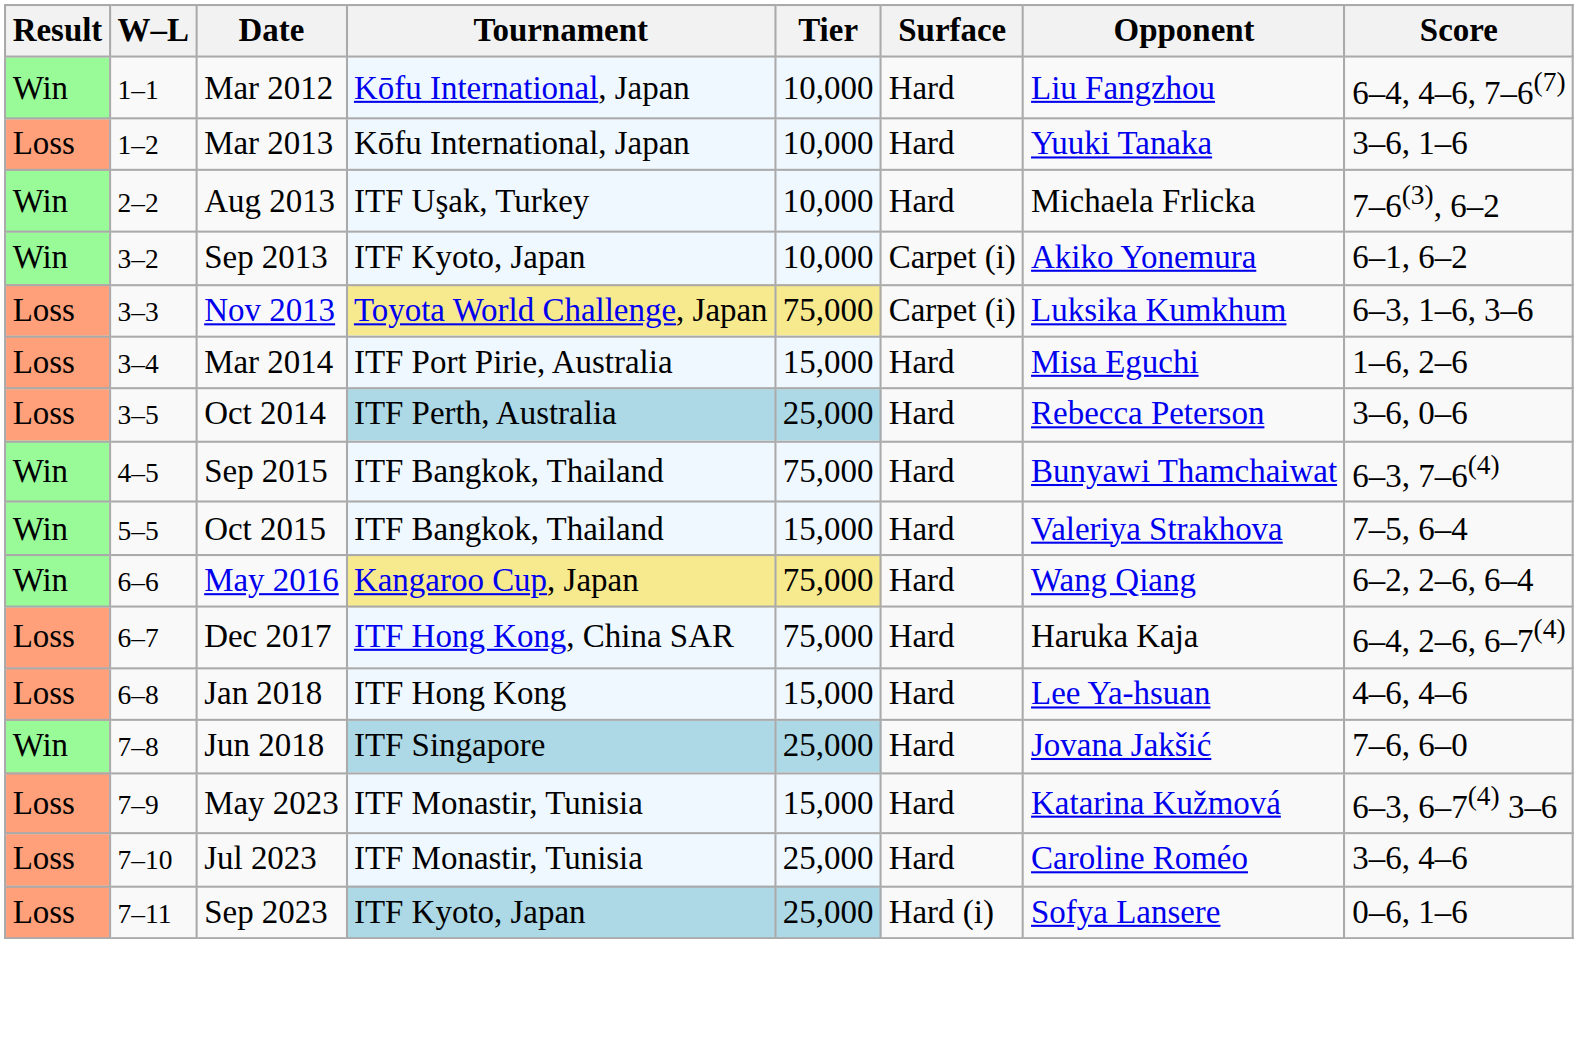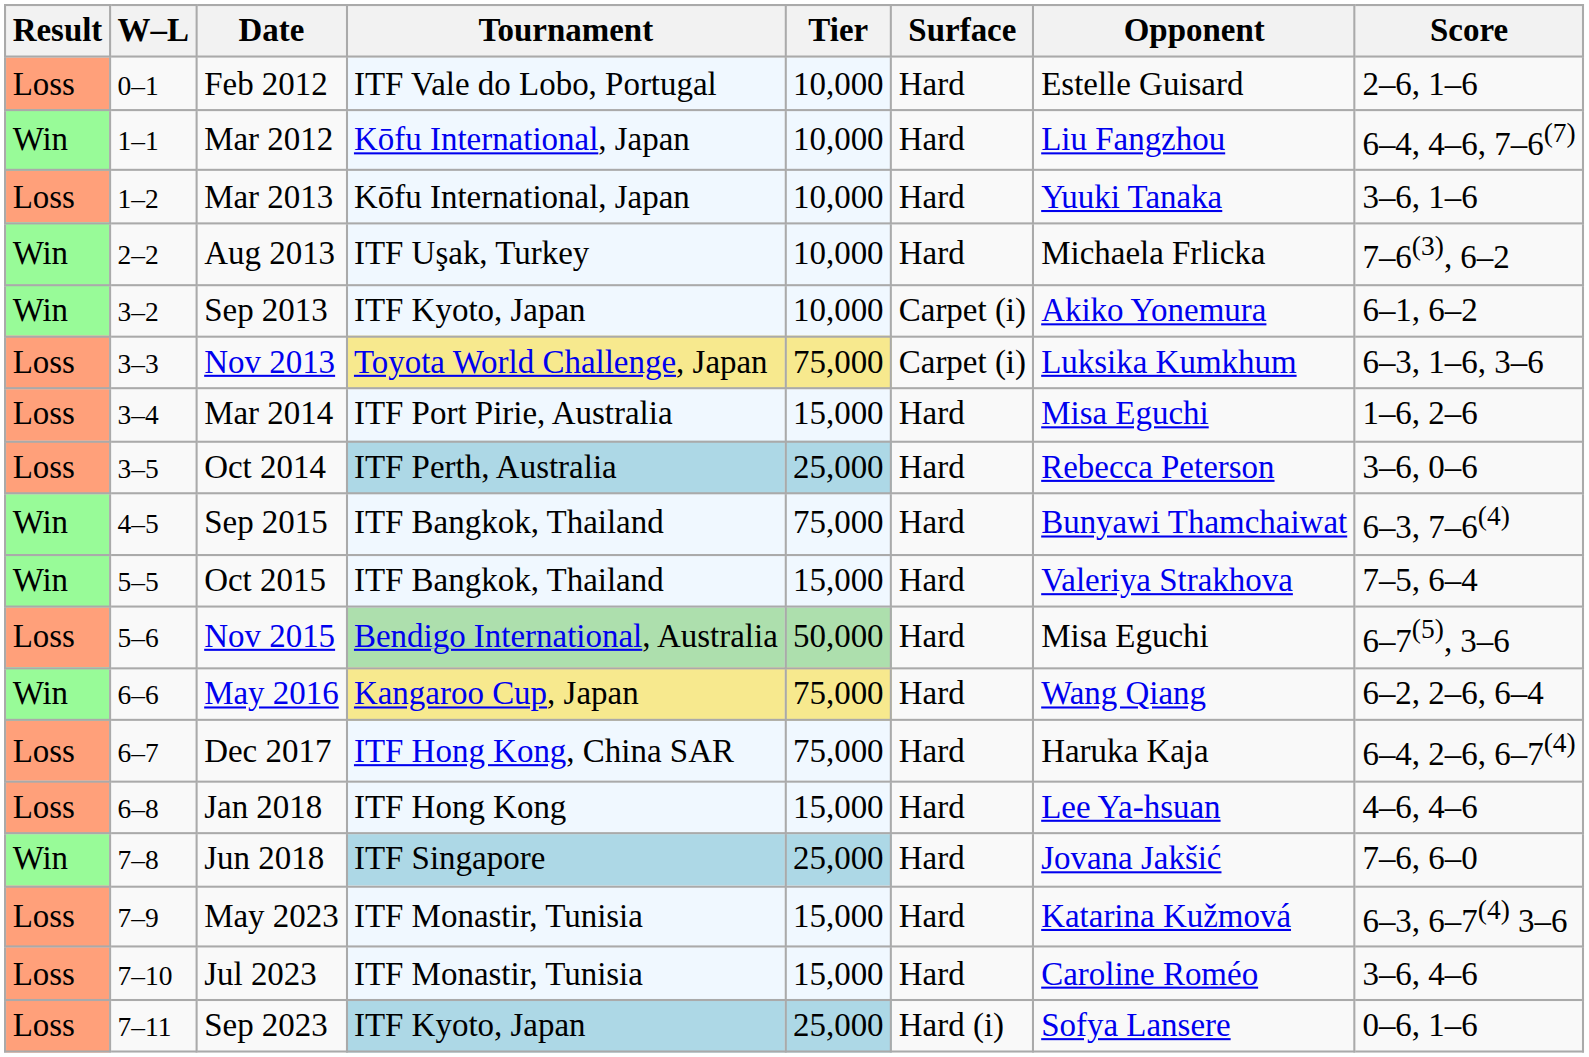+ row: (266, 82)
+ row: (270, 636)
(828, 859) 25,000 -> (838, 972) 15,000
